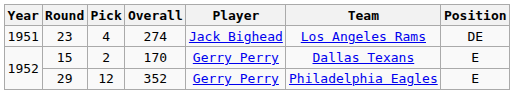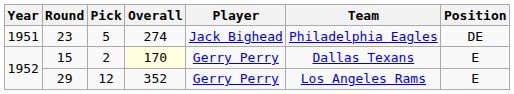(106, 36) 4 -> (106, 36) 5
(363, 36) Los Angeles Rams -> (363, 36) Philadelphia Eagles
(155, 57) no background -> (155, 57) lightyellow background
(363, 79) Philadelphia Eagles -> (363, 79) Los Angeles Rams
